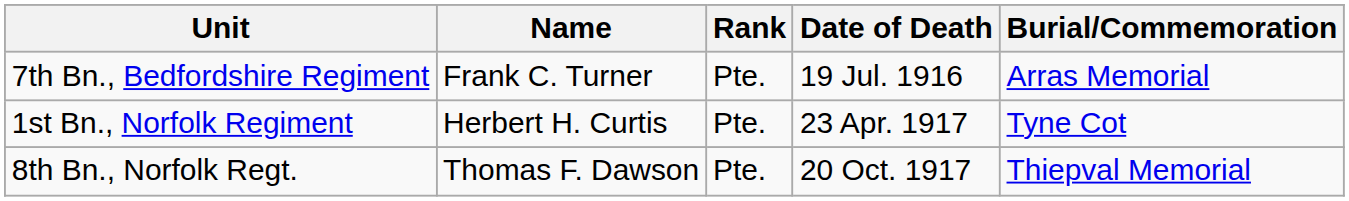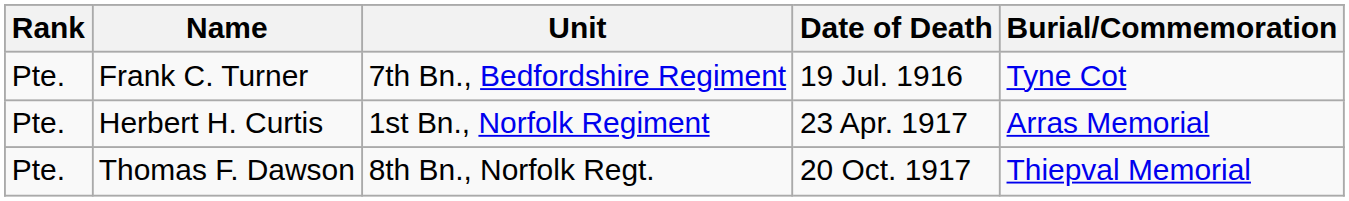columns swapped: (750, 28) <-> (221, 28)
(1108, 75) Arras Memorial -> (1066, 75) Tyne Cot
(1066, 123) Tyne Cot -> (1108, 123) Arras Memorial
